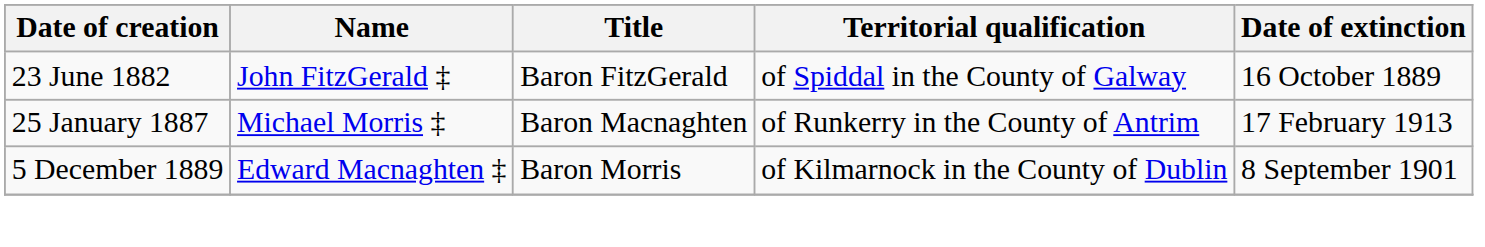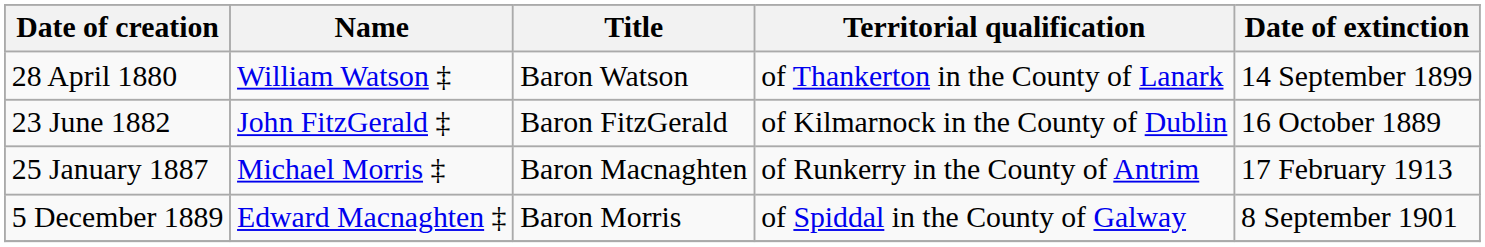+ row: (94, 75)
(974, 75) of Spiddal in the County of Galway -> (994, 122) of Kilmarnock in the County of Dublin
(994, 169) of Kilmarnock in the County of Dublin -> (974, 216) of Spiddal in the County of Galway
